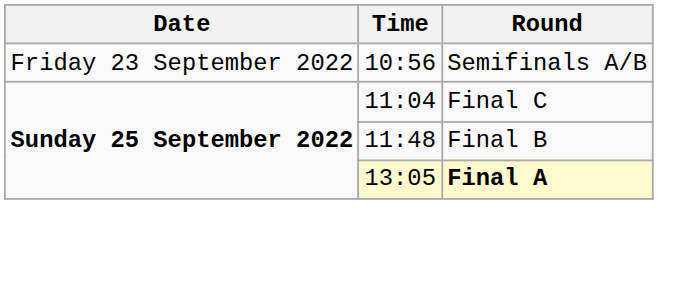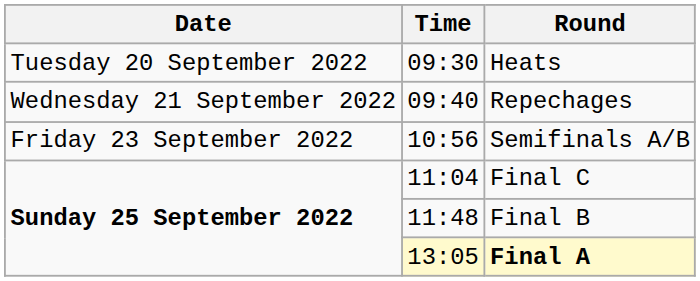+ row: (526, 63)
+ row: (561, 102)
